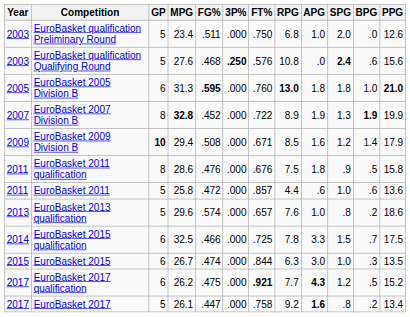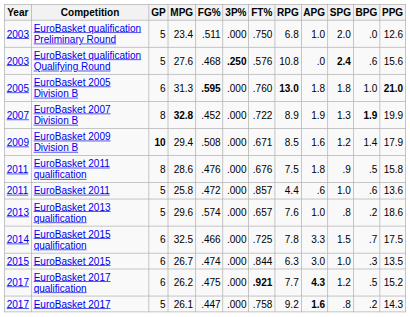(393, 304) 13.4 -> (393, 304) 14.3
